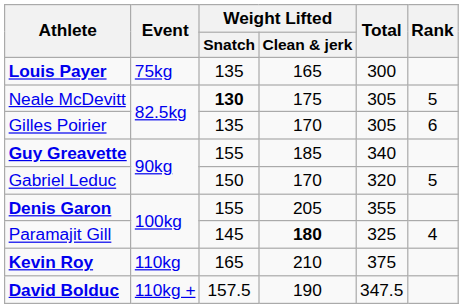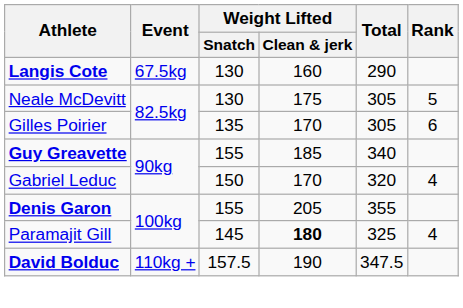+ row: (58, 71)
- row: (58, 71)
(229, 99) bold -> (229, 99) normal
(432, 181) 5 -> (432, 181) 4
- row: (51, 262)
